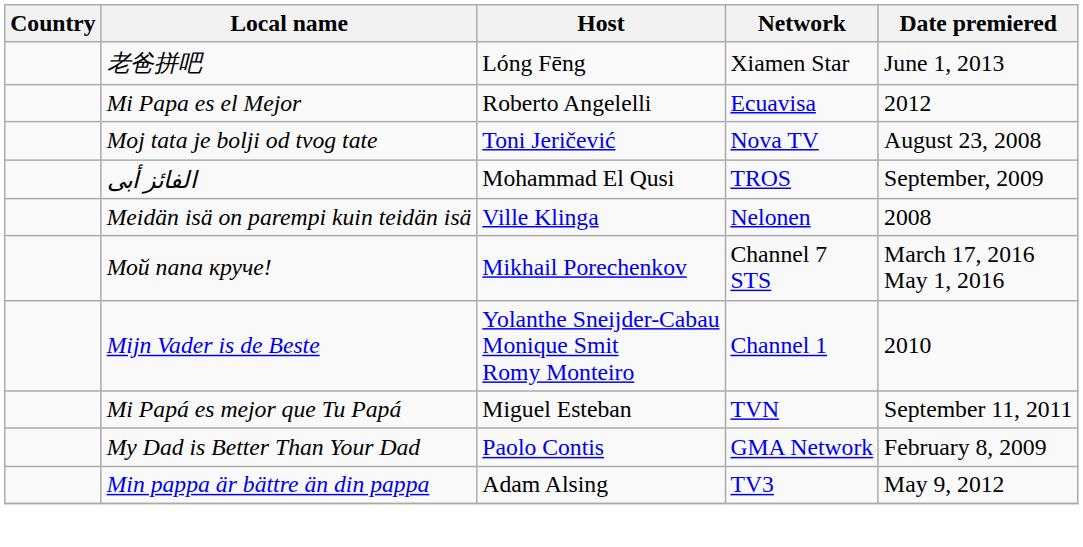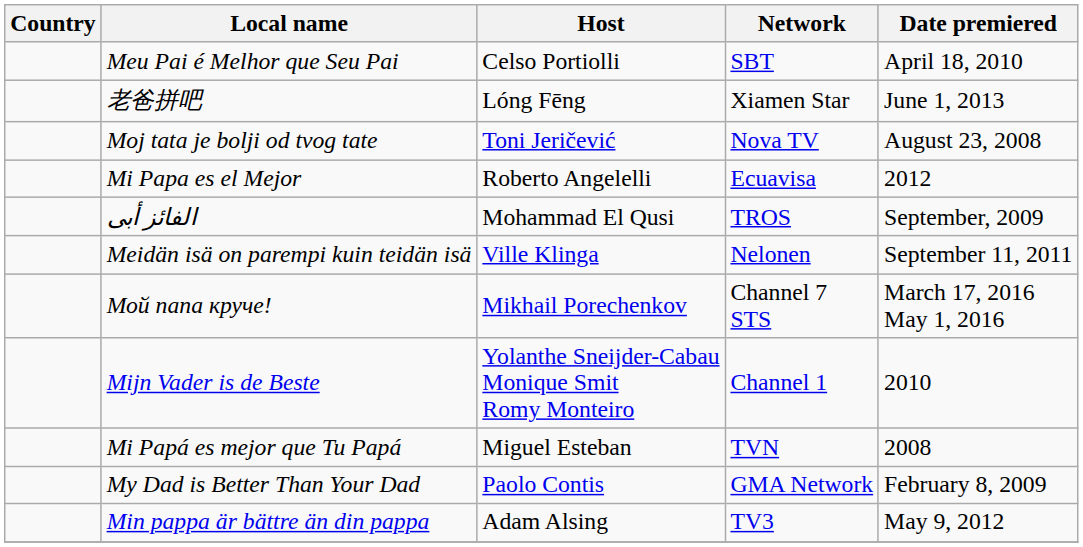+ row: (253, 60)
rows swapped: (242, 140) <-> (204, 102)
(908, 216) 2008 -> (978, 254) September 11, 2011
(978, 409) September 11, 2011 -> (908, 447) 2008
